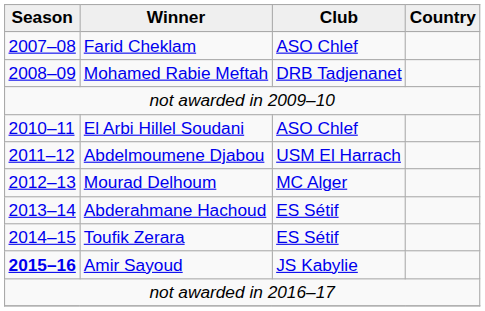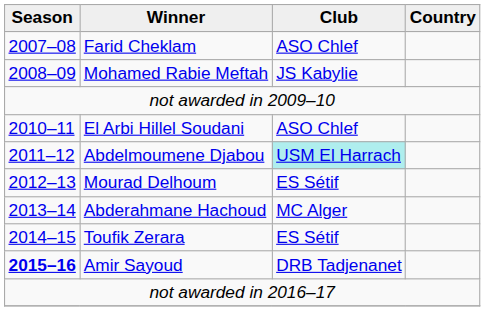(339, 73) DRB Tadjenanet -> (317, 73) JS Kabylie
(339, 155) no background -> (339, 155) paleturquoise background
(312, 182) MC Alger -> (307, 182) ES Sétif
(307, 210) ES Sétif -> (312, 210) MC Alger
(317, 264) JS Kabylie -> (339, 264) DRB Tadjenanet
